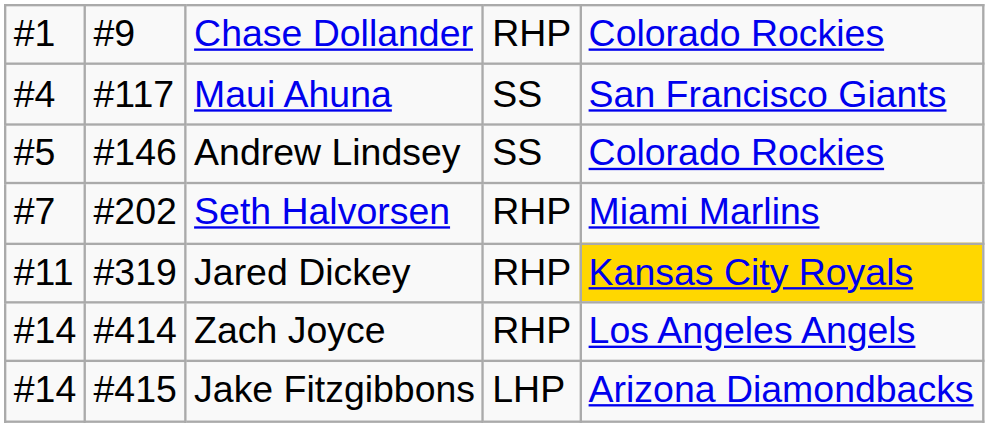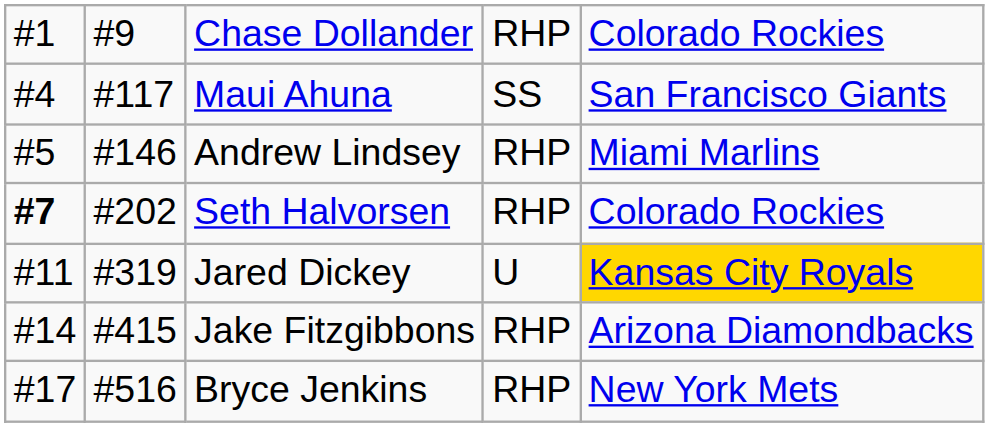(517, 152) SS -> (532, 152) RHP
(736, 152) Colorado Rockies -> (704, 152) Miami Marlins
(35, 212) normal -> (35, 212) bold
(704, 212) Miami Marlins -> (736, 212) Colorado Rockies
(532, 271) RHP -> (506, 271) U
- row: (290, 331)
(529, 390) LHP -> (532, 331) RHP
+ row: (311, 390)
